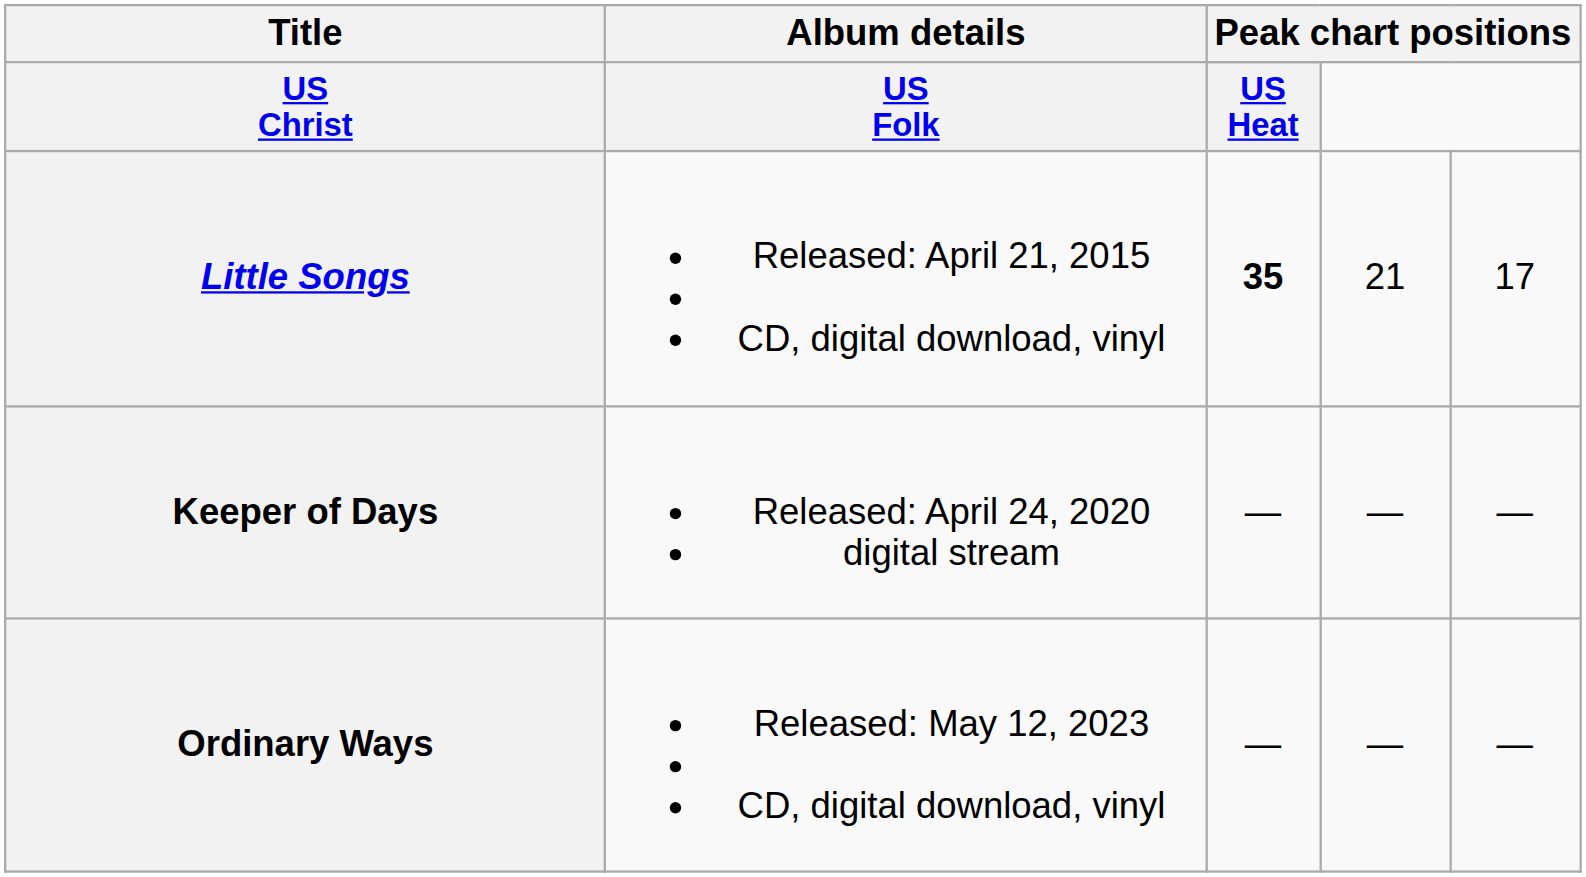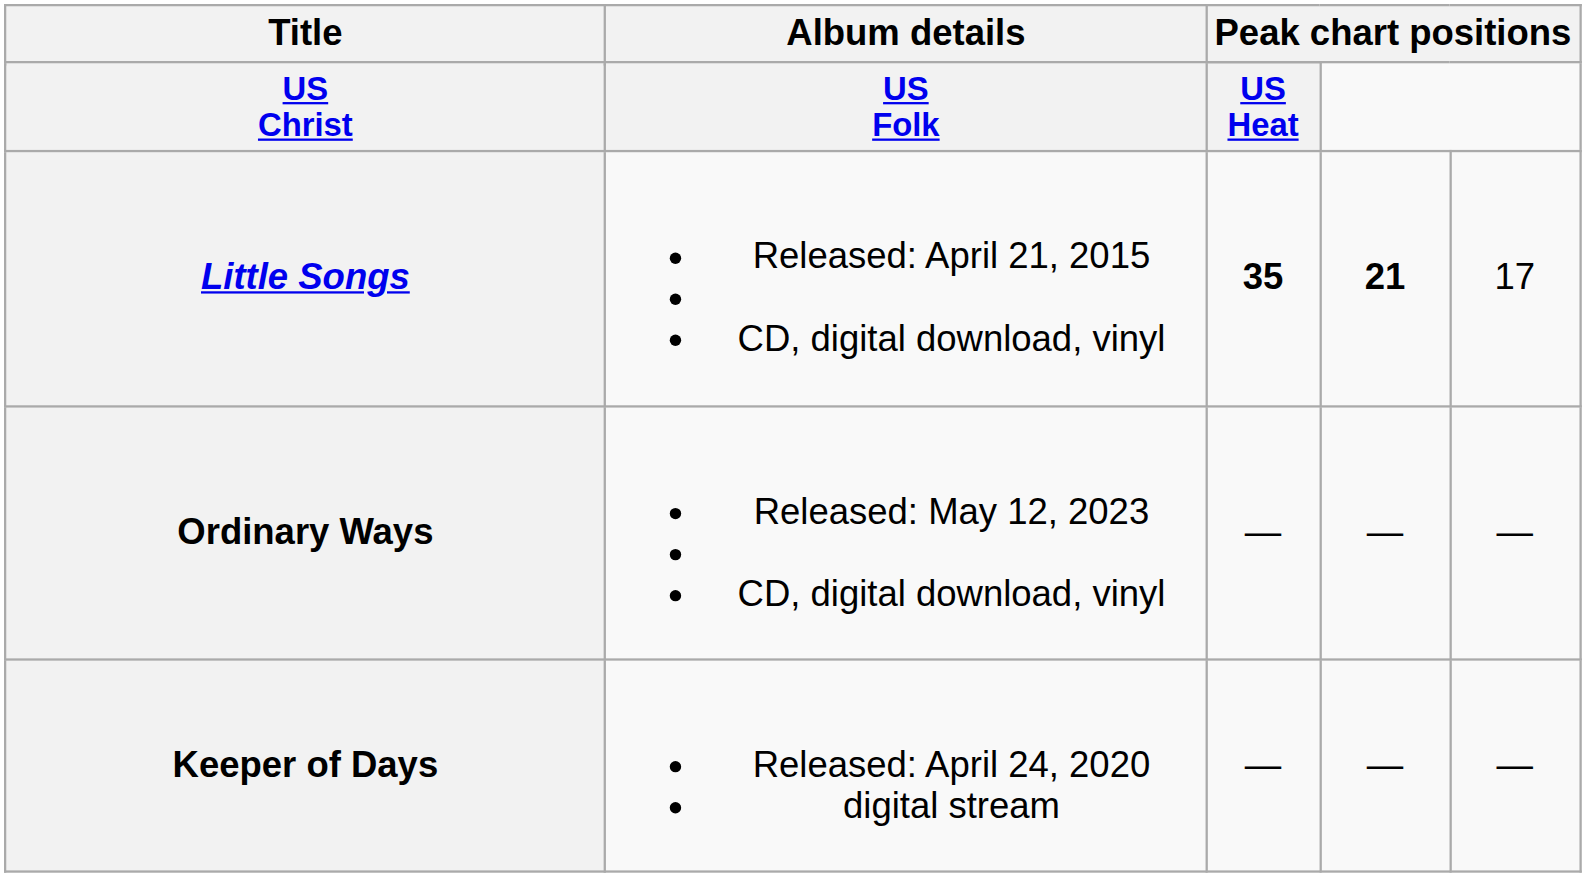(1385, 277) normal -> (1385, 277) bold
rows swapped: (305, 511) <-> (305, 744)
